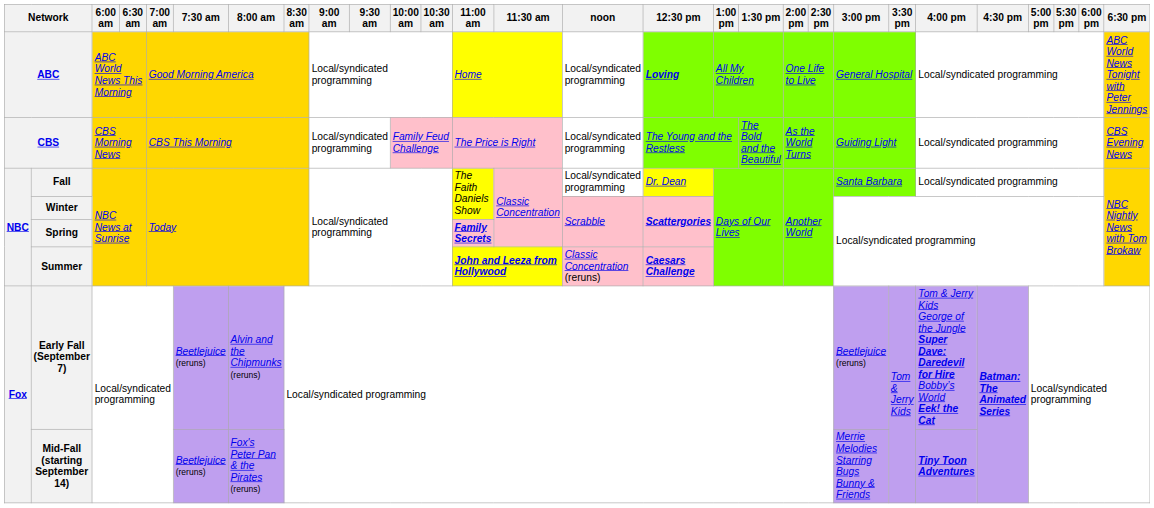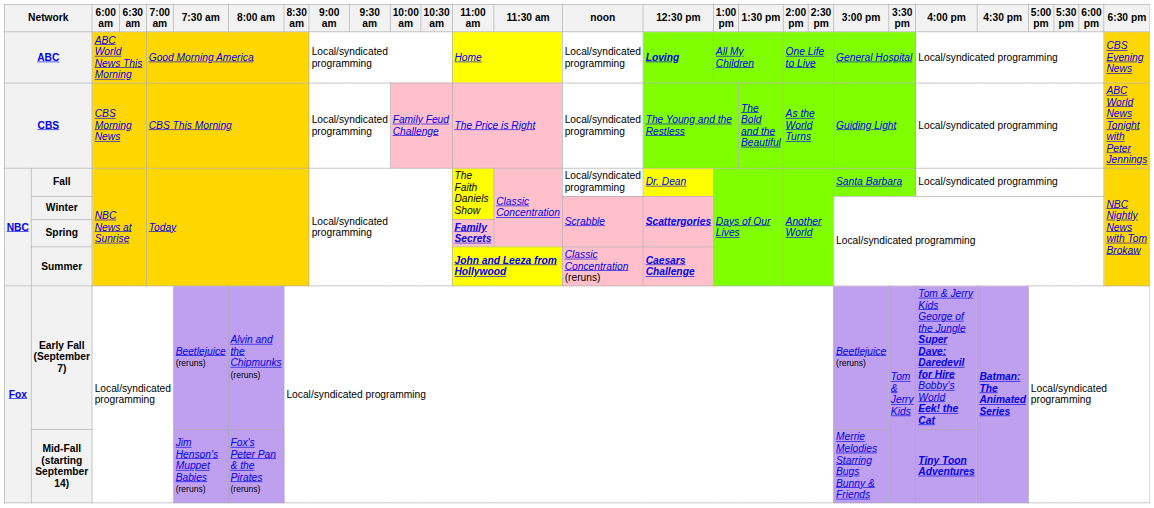(1127, 74) ABC World News Tonight with Peter Jennings -> (1125, 57) CBS Evening News
(1125, 143) CBS Evening News -> (1127, 125) ABC World News Tonight with Peter Jennings
(201, 466) Beetlejuice (reruns) -> (197, 466) Jim Henson's Muppet Babies (reruns)
